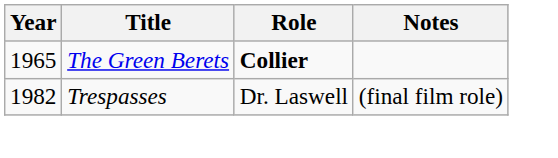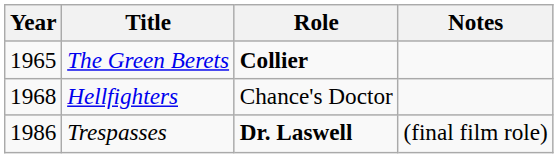+ row: (123, 96)
(33, 96) 1982 -> (33, 133) 1986
(294, 96) normal -> (296, 133) bold
